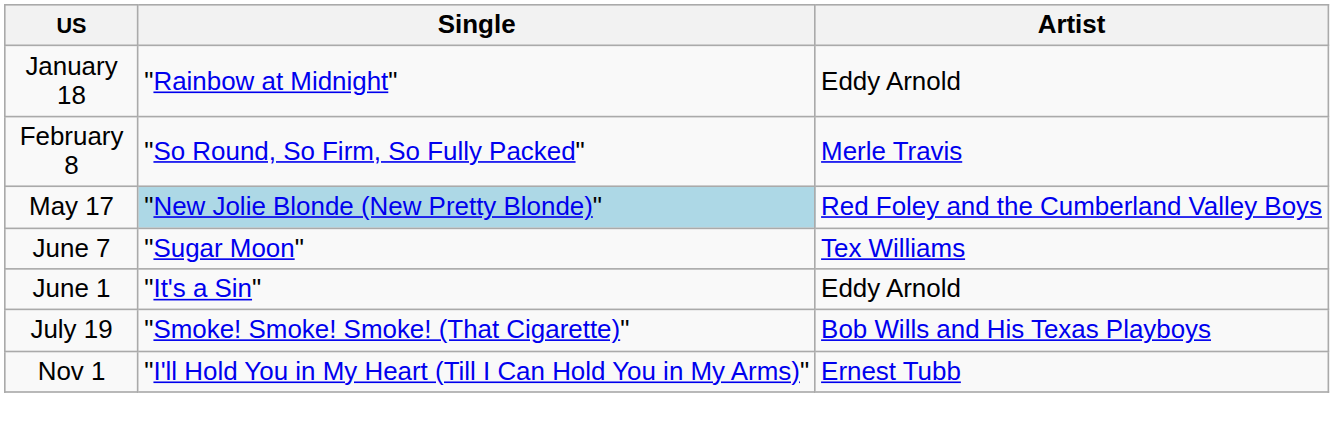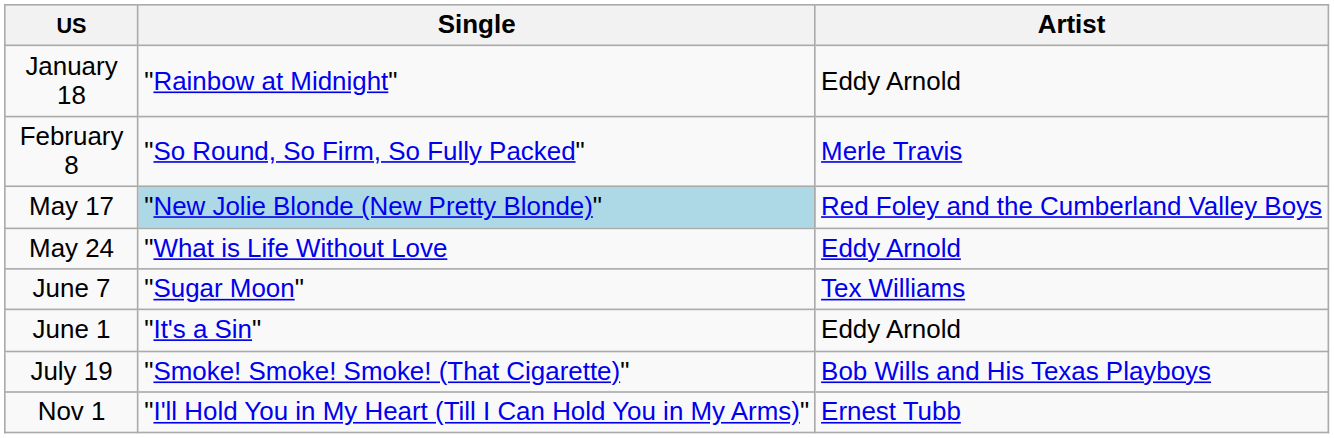+ row: (72, 247)
